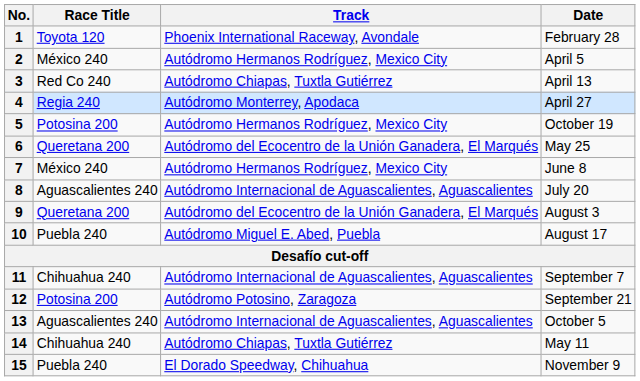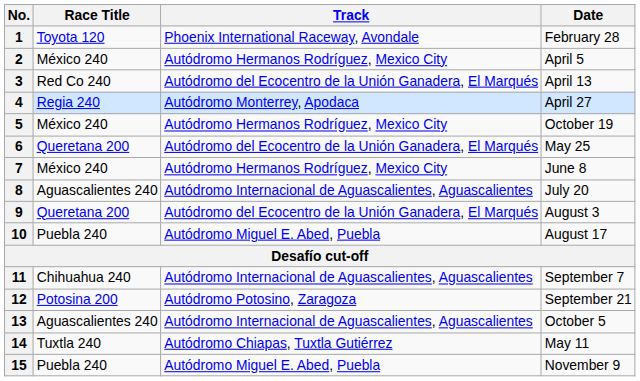(278, 81) Autódromo Chiapas, Tuxtla Gutiérrez -> (351, 81) Autódromo del Ecocentro de la Unión Ganadera, El Marqués
(77, 124) Potosina 200 -> (72, 124) México 240
(84, 343) Chihuahua 240 -> (69, 343) Tuxtla 240
(266, 365) El Dorado Speedway, Chihuahua -> (272, 365) Autódromo Miguel E. Abed, Puebla
